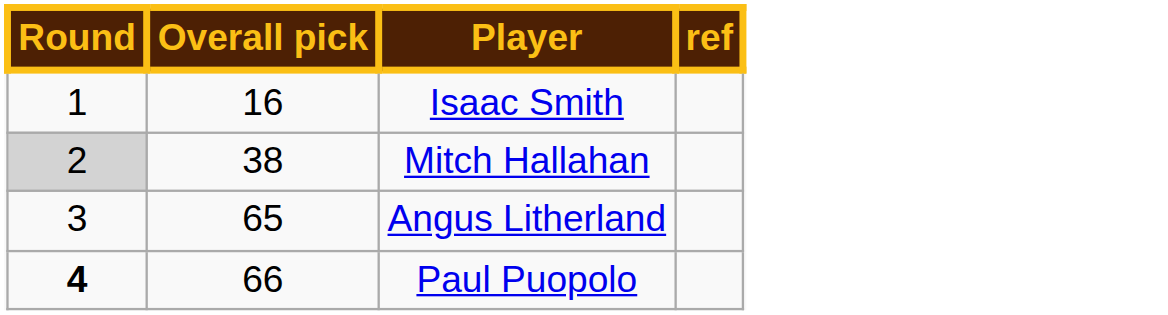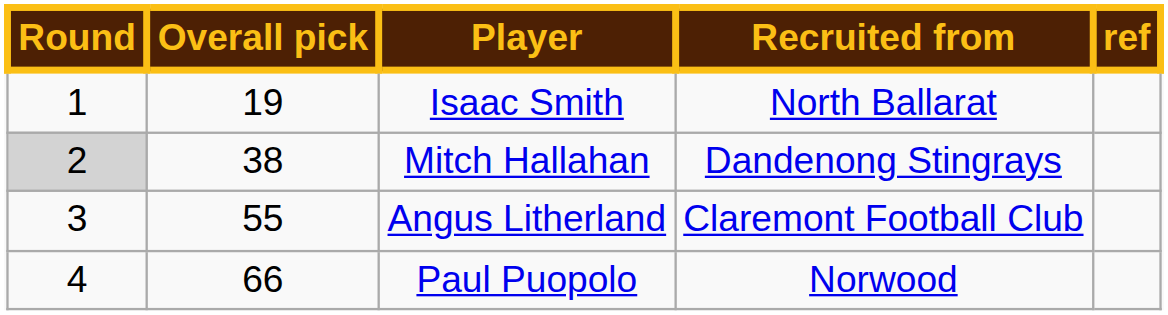+ column: (883, 38)
(263, 102) 16 -> (263, 102) 19
(263, 219) 65 -> (263, 219) 55
(77, 278) bold -> (77, 278) normal
